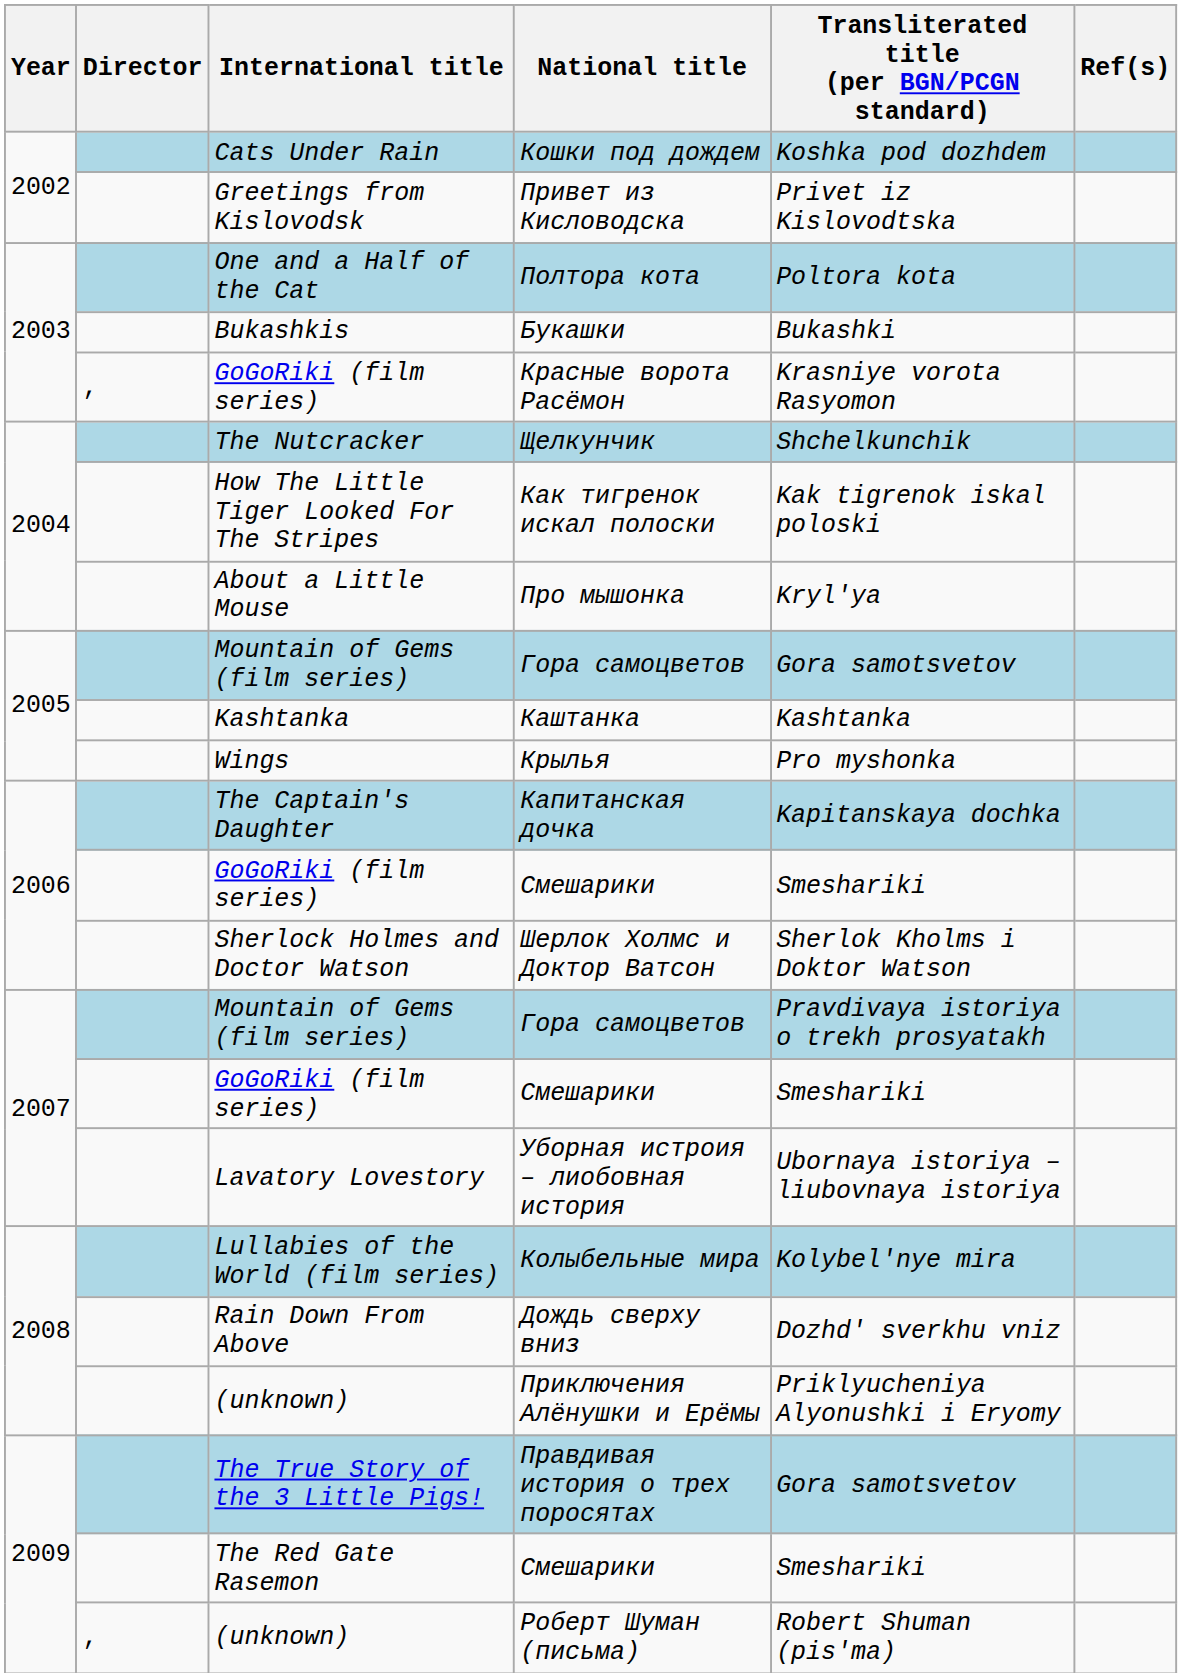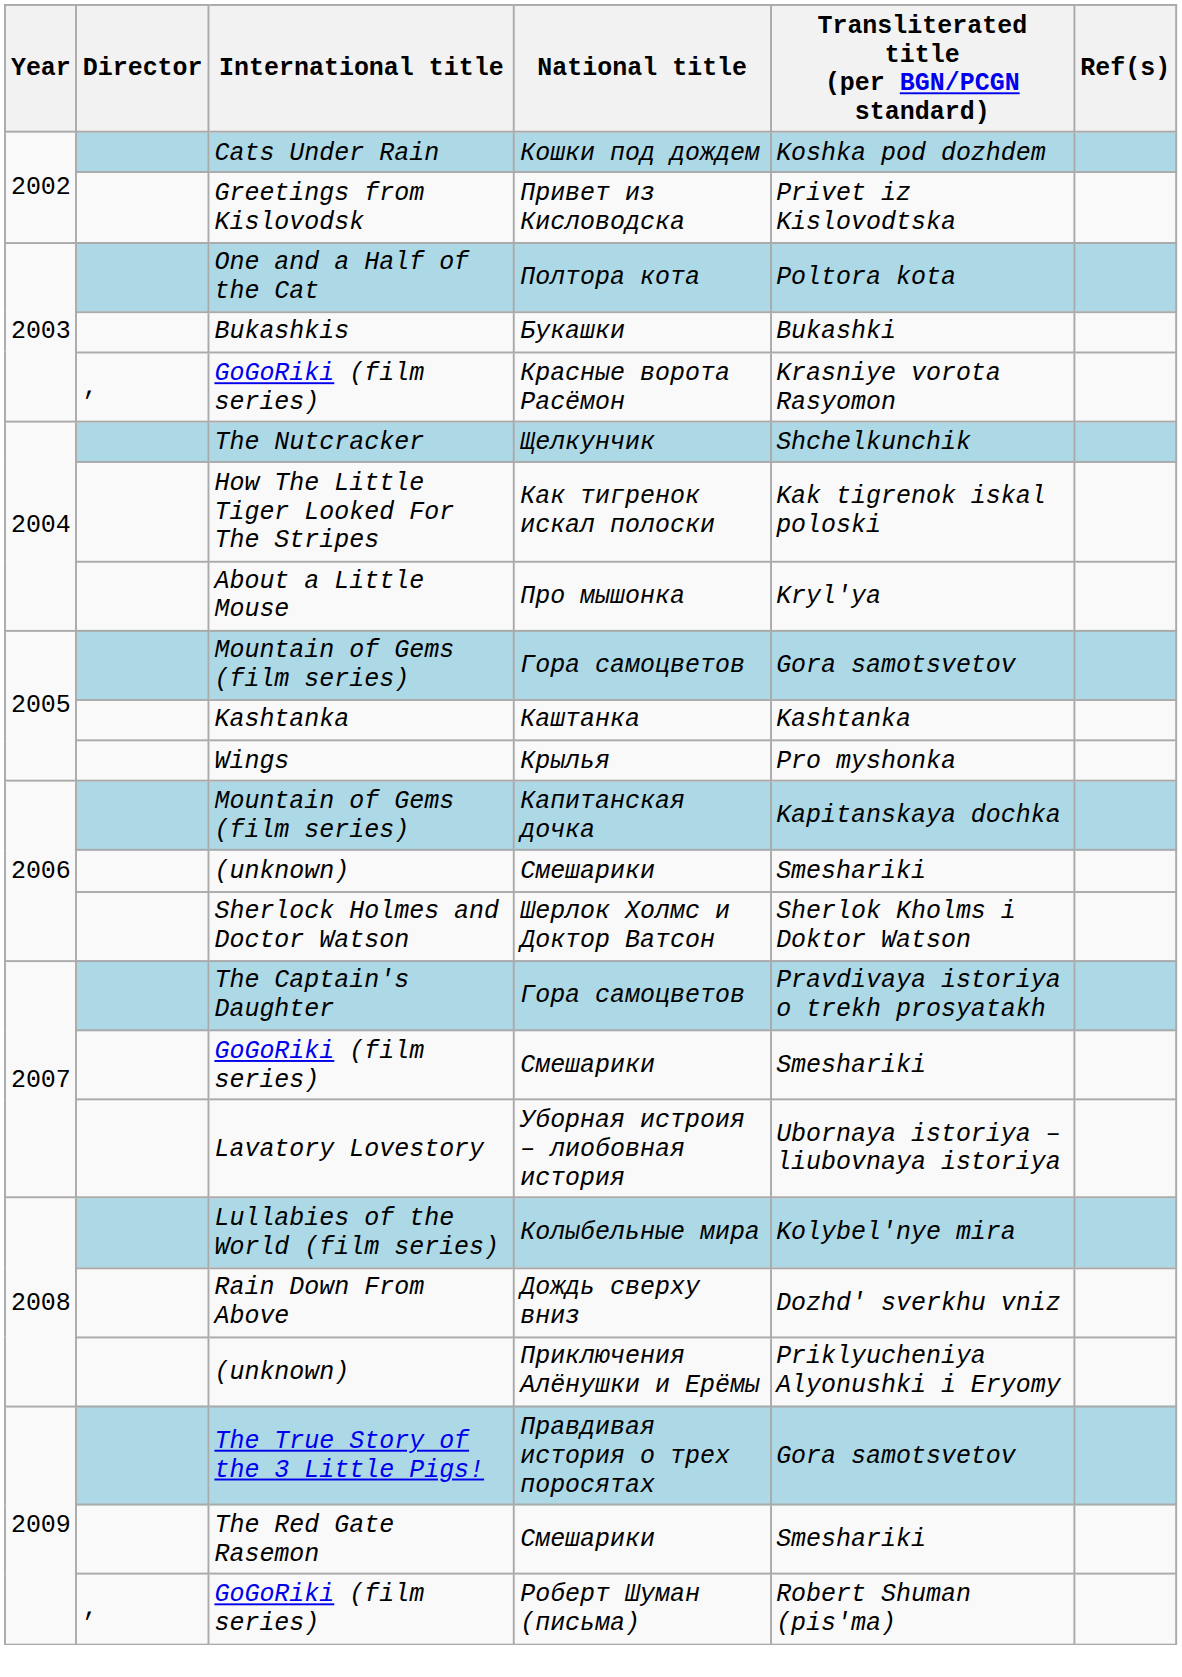(312, 816) The Captain's Daughter -> (334, 816) Mountain of Gems (film series)
(319, 885) GoGoRiki (film series) -> (282, 871) (unknown)
(334, 1024) Mountain of Gems (film series) -> (312, 996) The Captain's Daughter
(282, 1638) (unknown) -> (319, 1609) GoGoRiki (film series)
